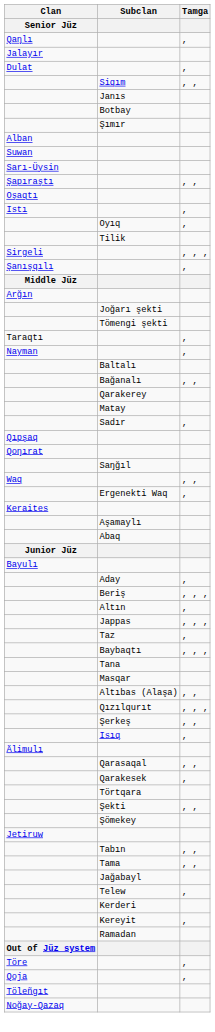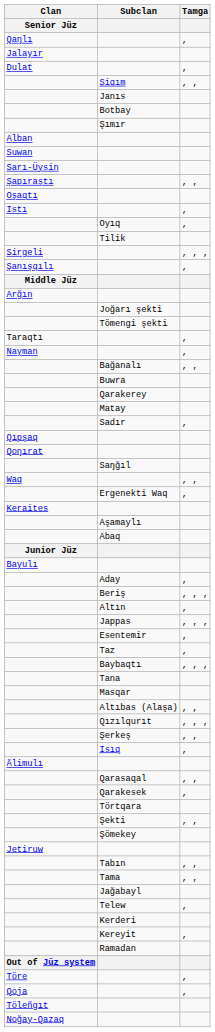- row: (51, 366)
+ row: (51, 381)
+ row: (51, 636)
